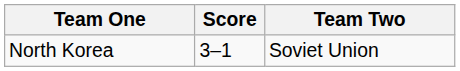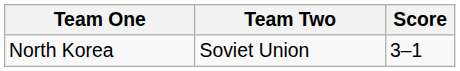columns swapped: (360, 19) <-> (230, 19)
